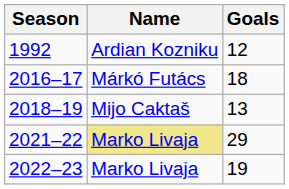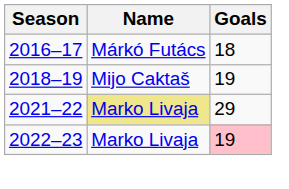- row: (30, 49)
(237, 109) 13 -> (225, 79) 19
(237, 169) no background -> (225, 139) pink background
